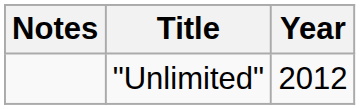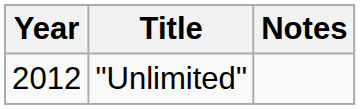columns swapped: (313, 29) <-> (55, 29)
